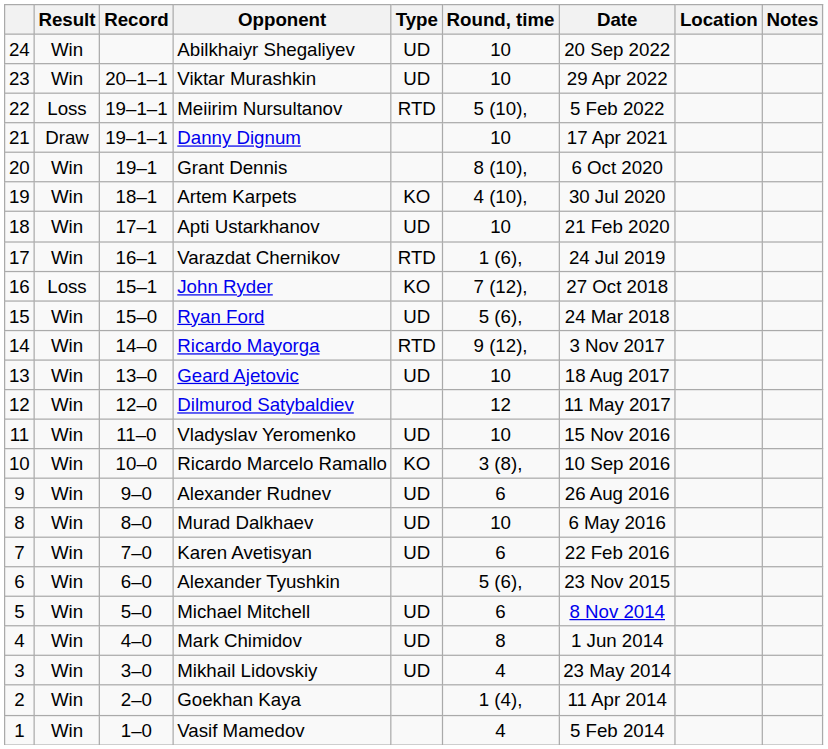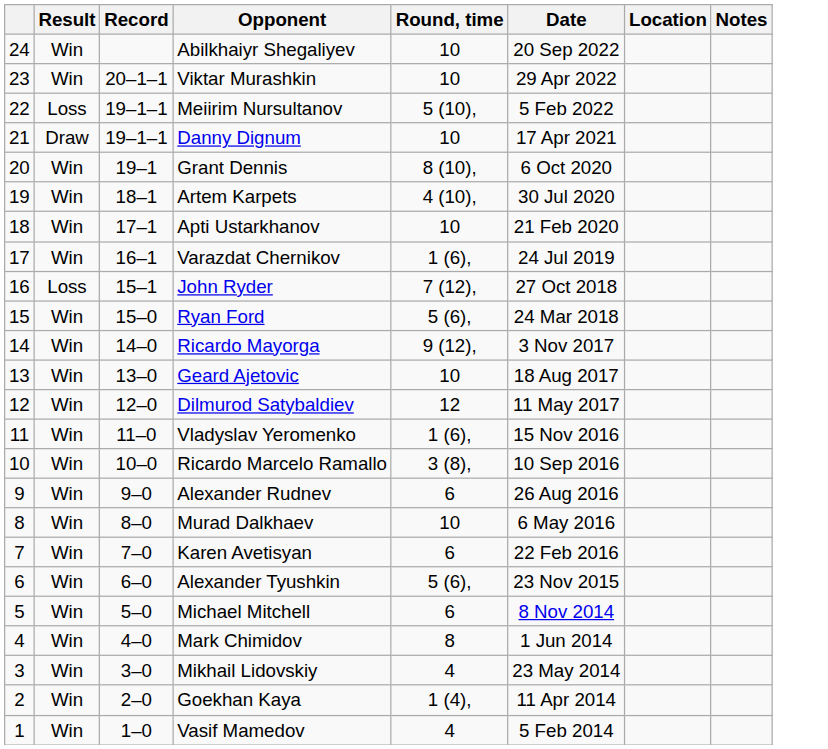- column: (417, 20)
(501, 434) 10 -> (450, 434) 1 (6),
